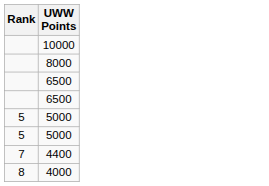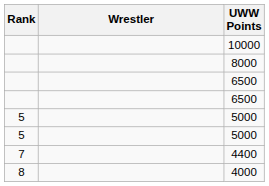+ column: (131, 20)
